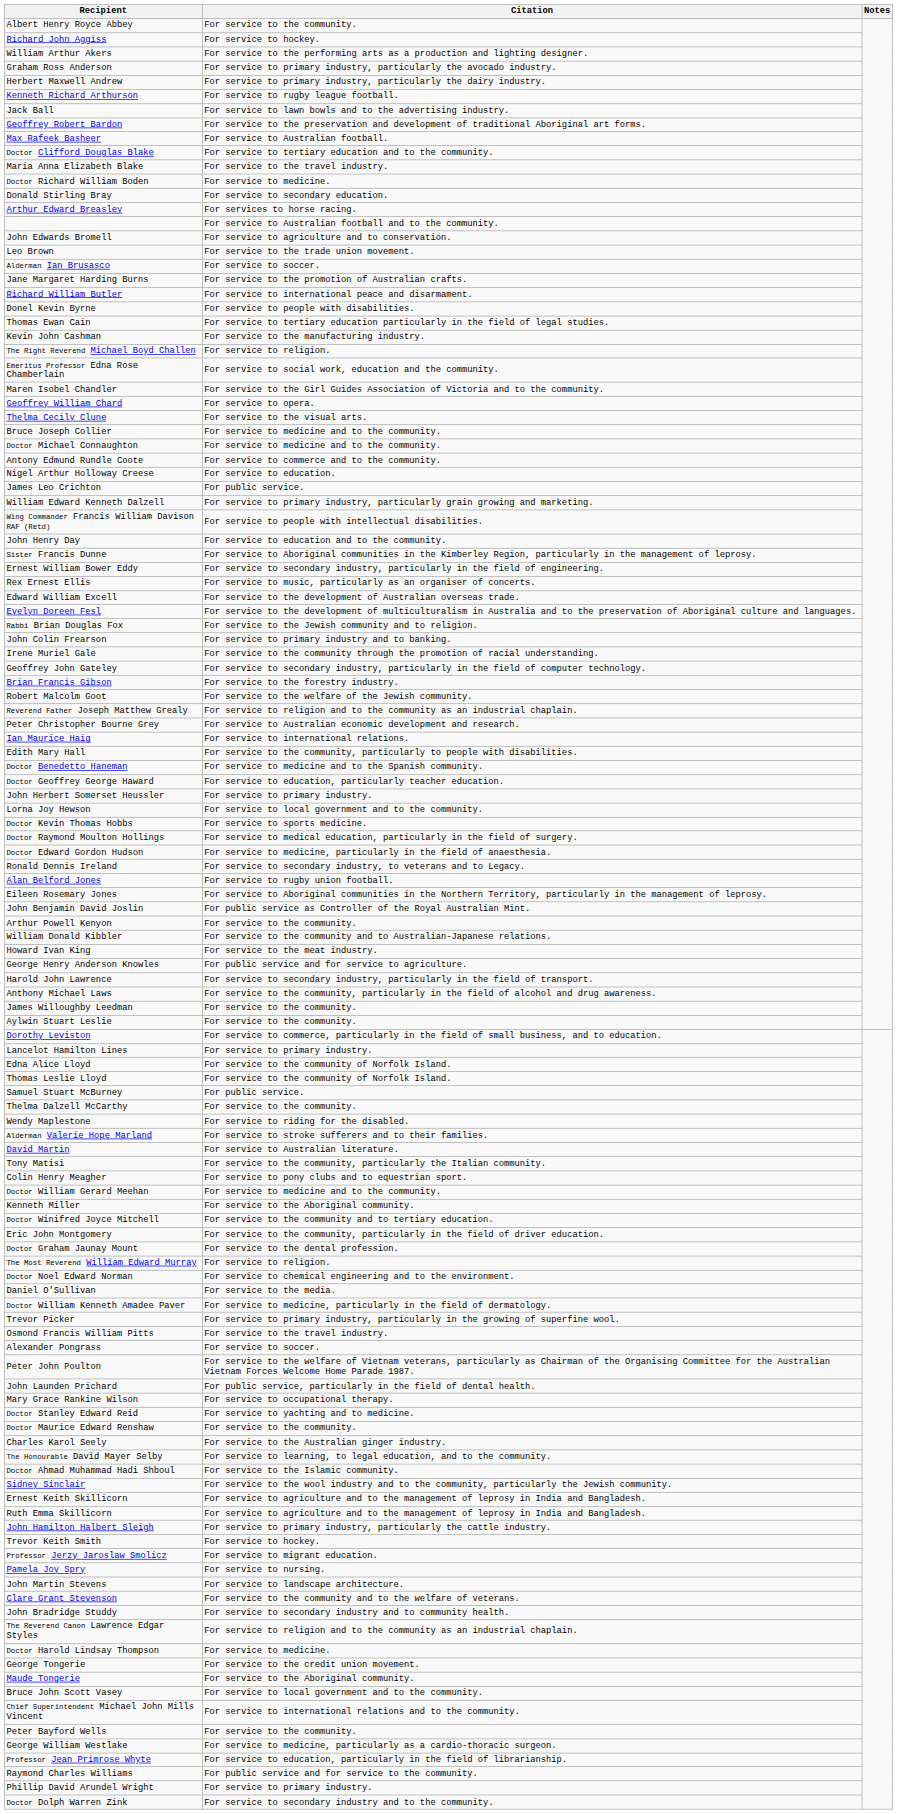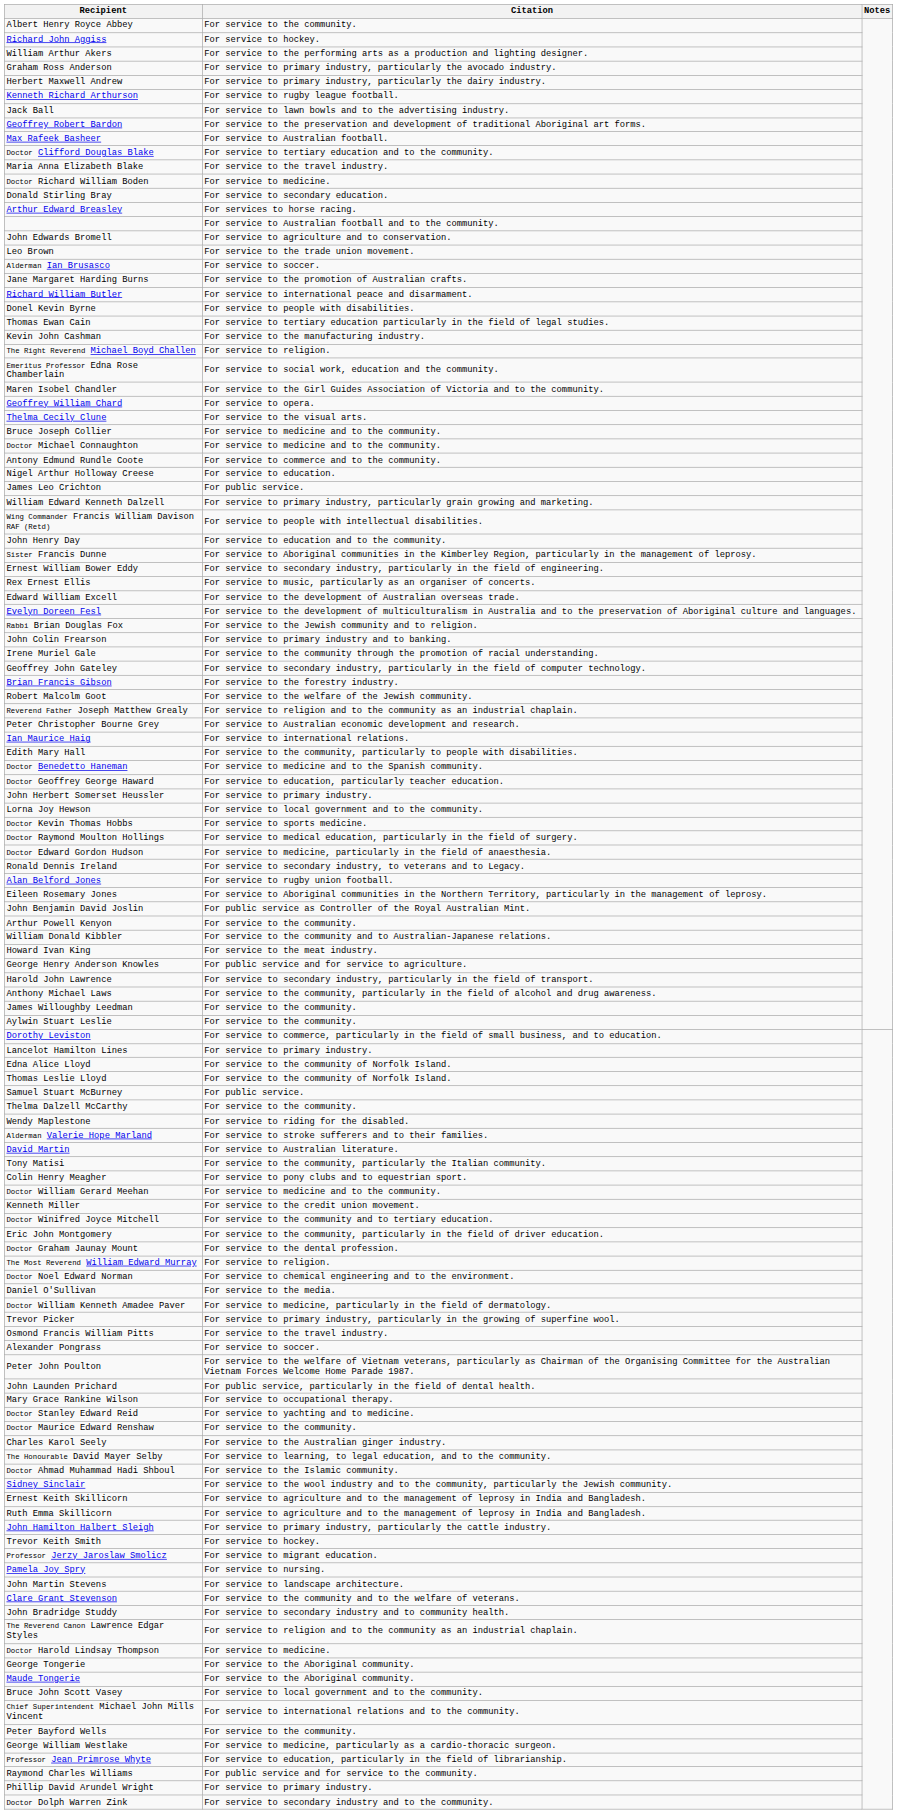(309, 1207) For service to the Aboriginal community. -> (312, 1207) For service to the credit union movement.
(312, 1665) For service to the credit union movement. -> (309, 1665) For service to the Aboriginal community.
